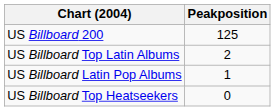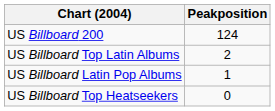(227, 34) 125 -> (227, 34) 124
